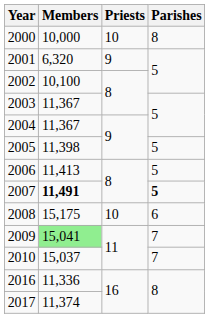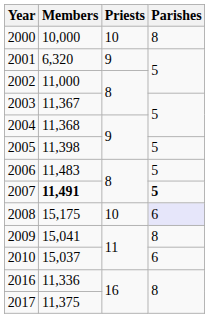(61, 81) 10,100 -> (61, 81) 11,000
(61, 125) 11,367 -> (61, 125) 11,368
(61, 170) 11,413 -> (61, 170) 11,483
(155, 214) no background -> (155, 214) lavender background
(61, 236) lightgreen background -> (61, 236) no background
(155, 236) 7 -> (155, 236) 8
(155, 258) 7 -> (155, 258) 6
(61, 302) 11,374 -> (61, 302) 11,375
